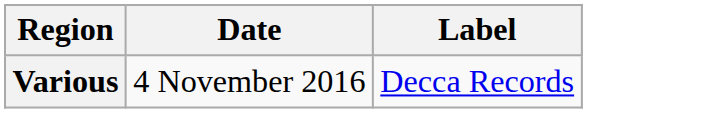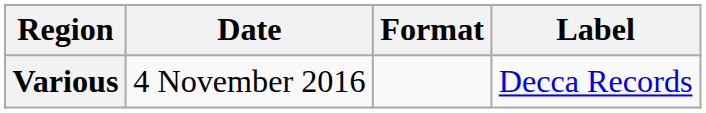+ column: (432, 30)
